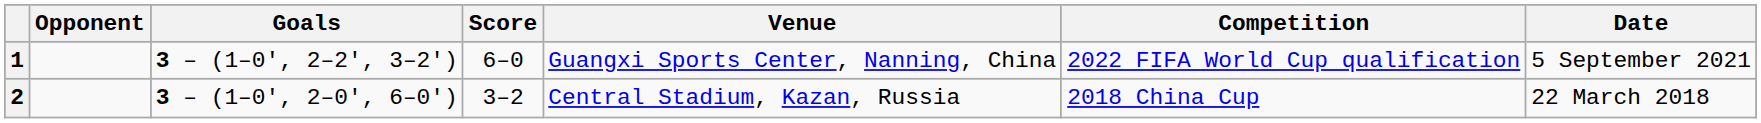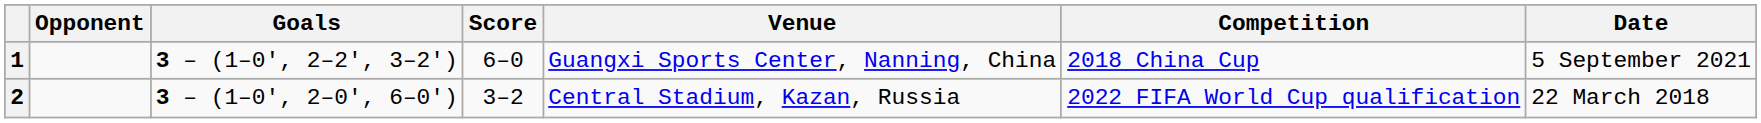(1294, 61) 2022 FIFA World Cup qualification -> (1163, 61) 2018 China Cup
(1163, 98) 2018 China Cup -> (1294, 98) 2022 FIFA World Cup qualification
